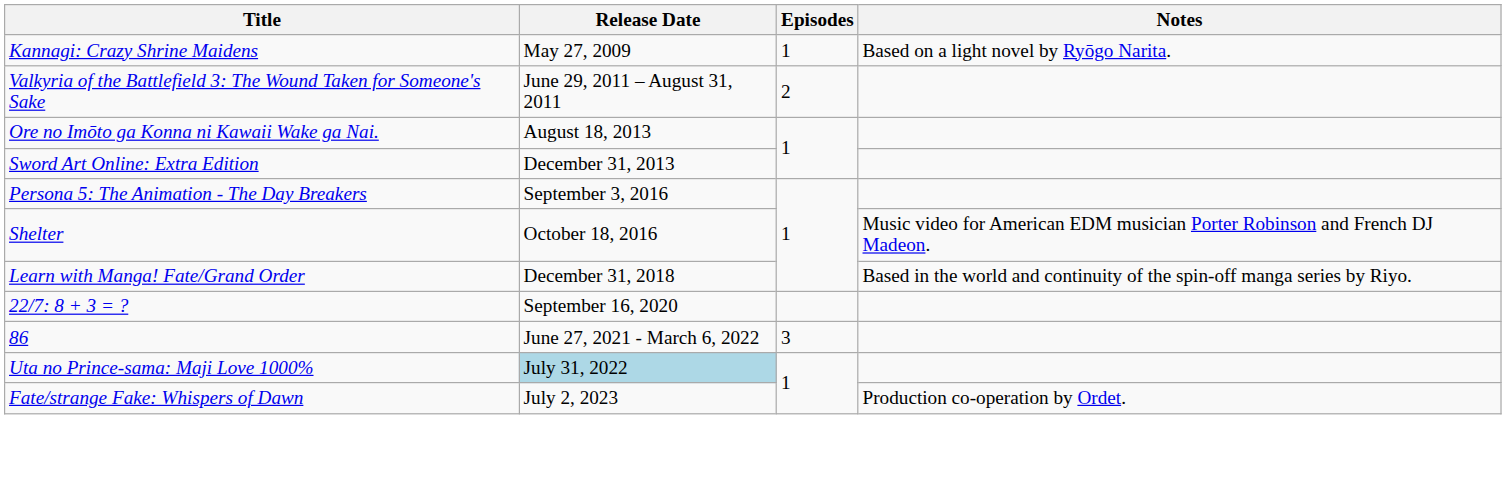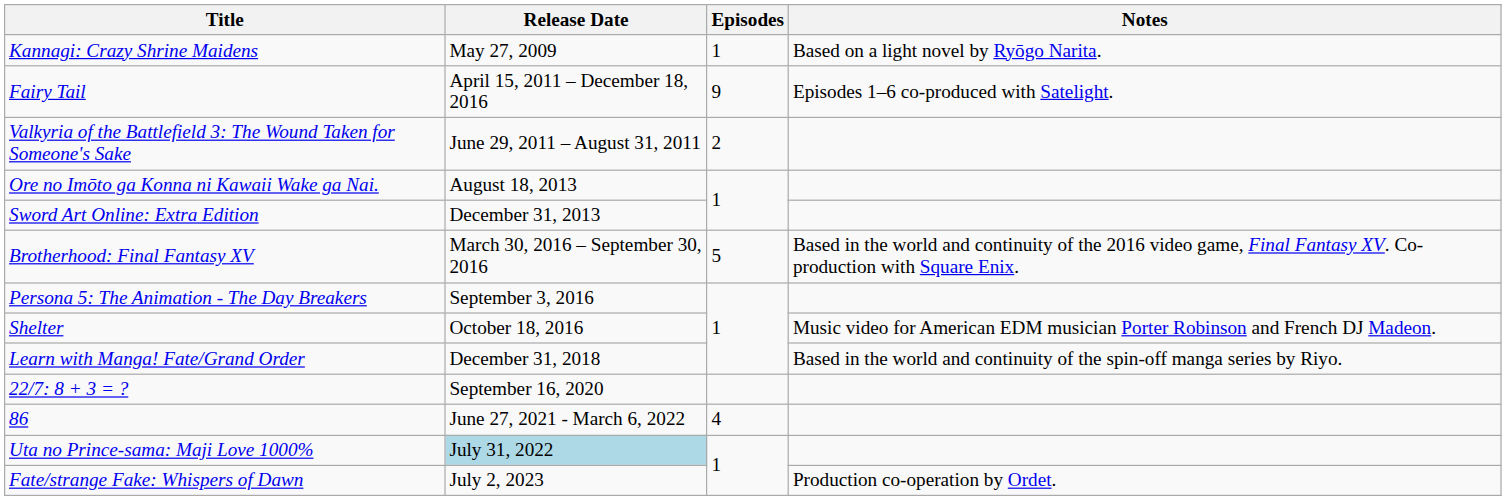+ row: (47, 91)
+ row: (131, 256)
(786, 336) 3 -> (716, 419) 4
